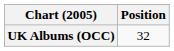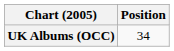(143, 35) 32 -> (143, 35) 34
